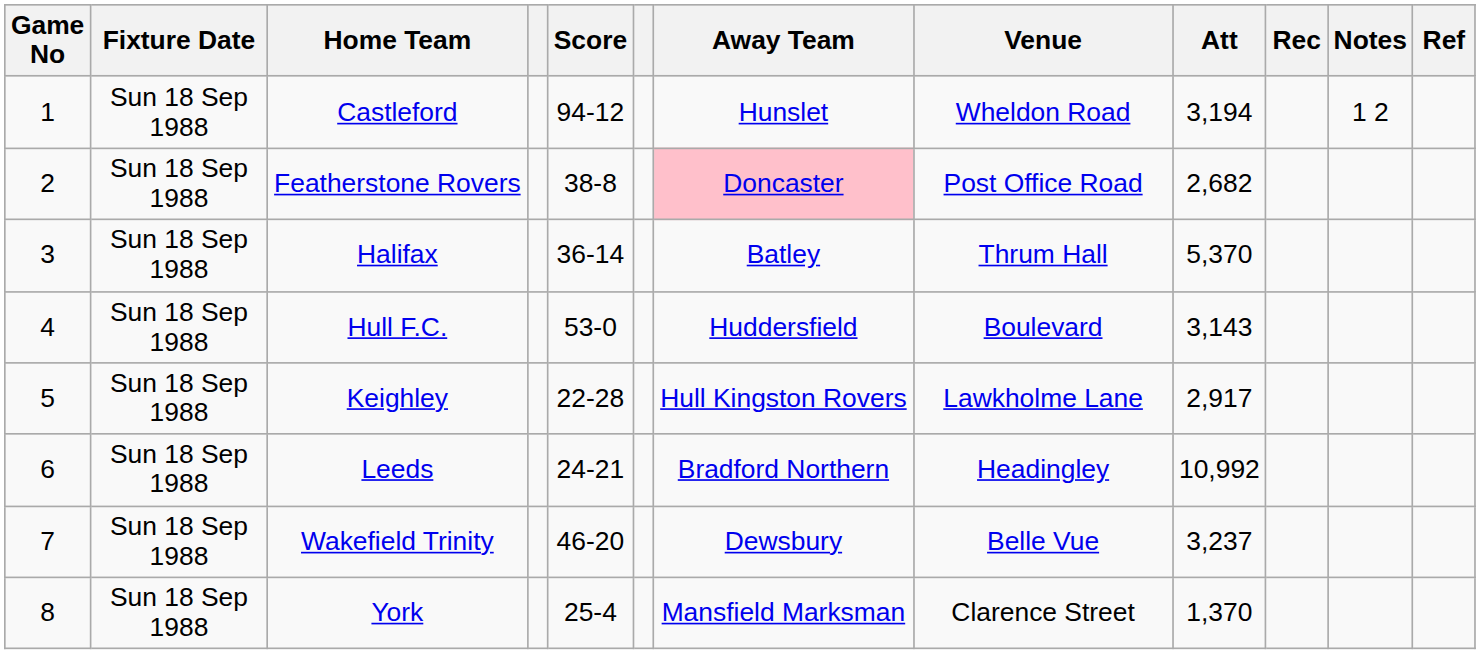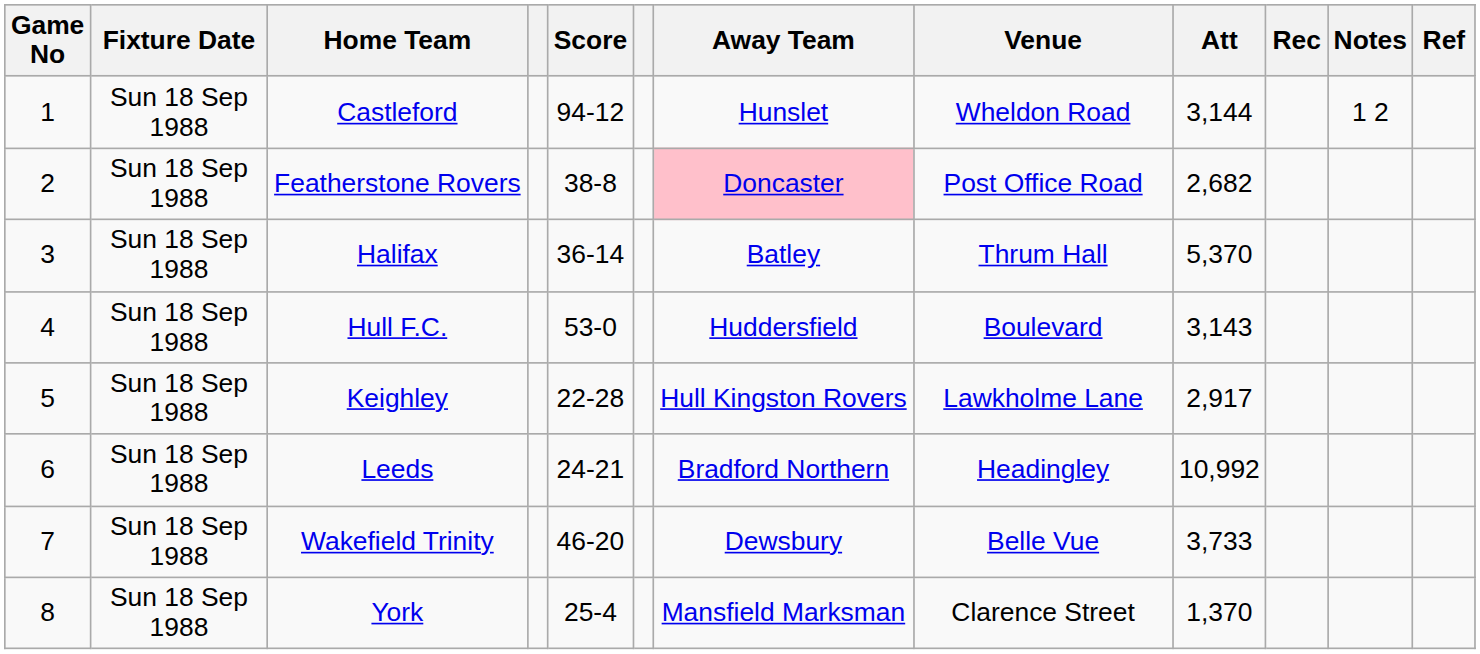(1219, 111) 3,194 -> (1219, 111) 3,144
(1219, 541) 3,237 -> (1219, 541) 3,733
